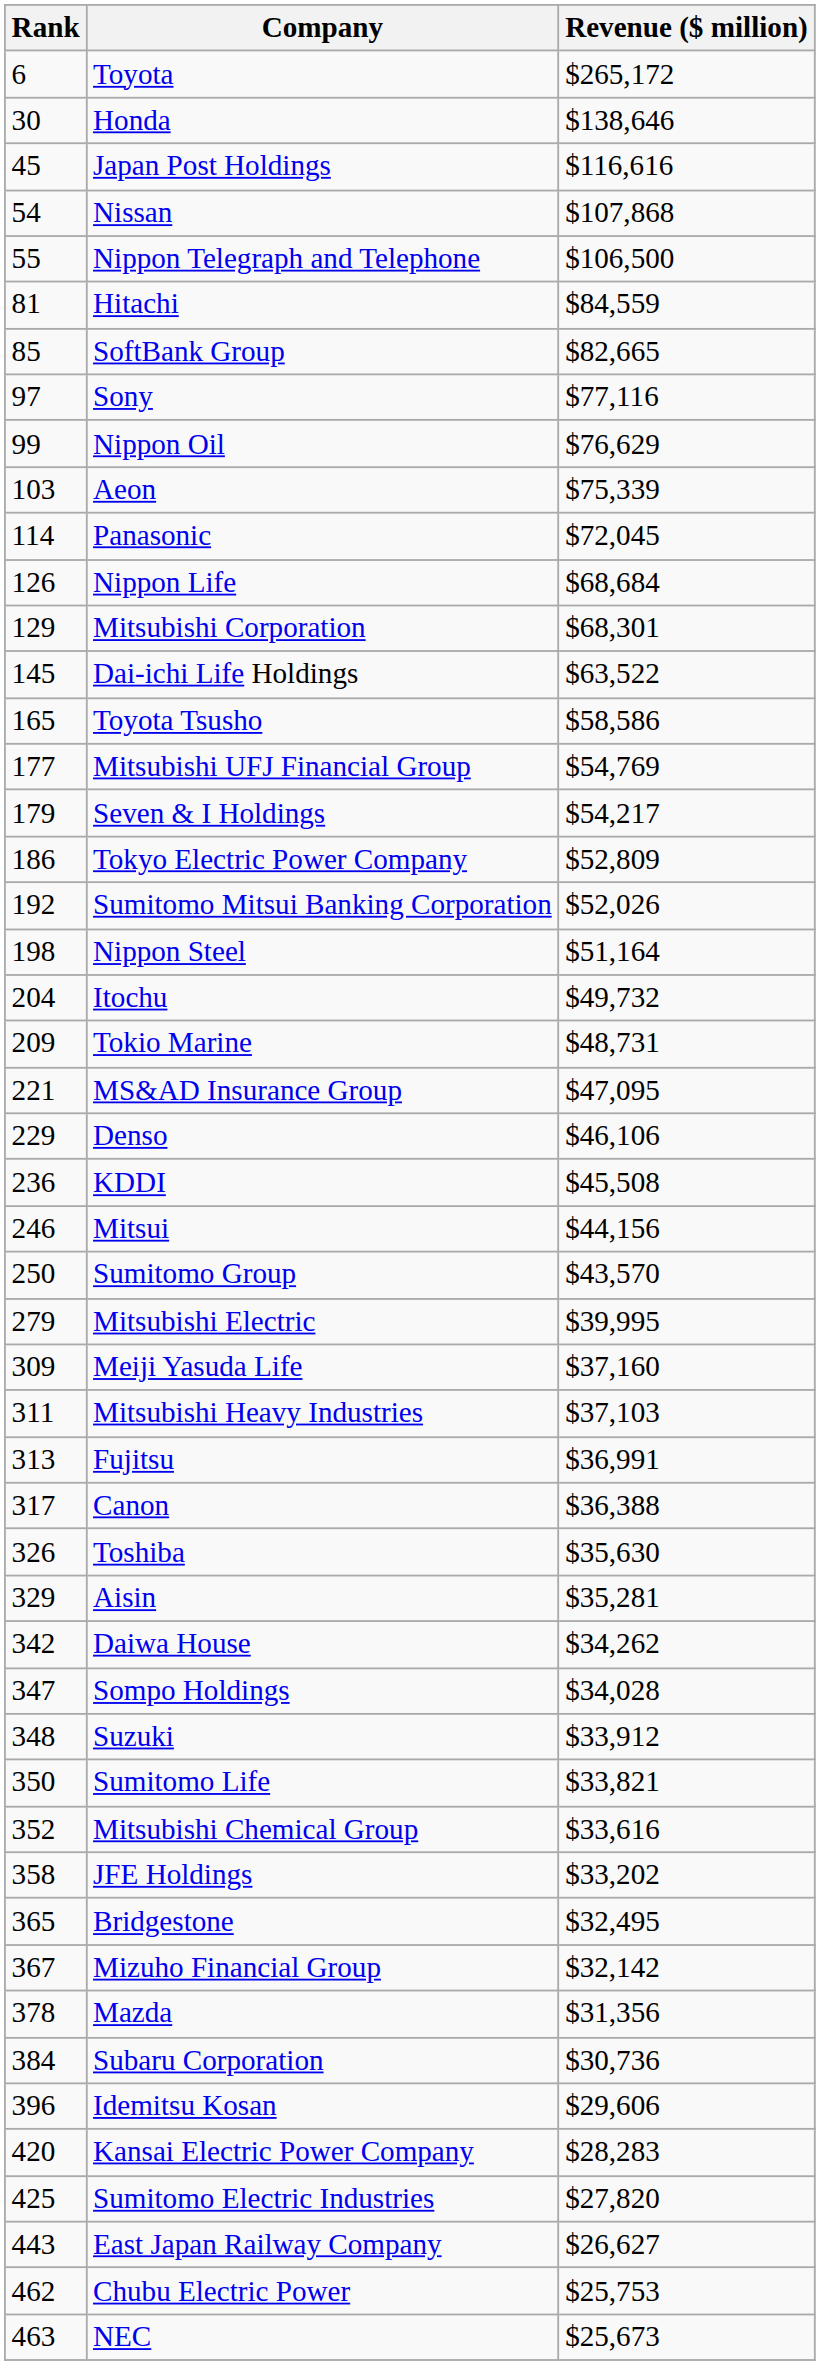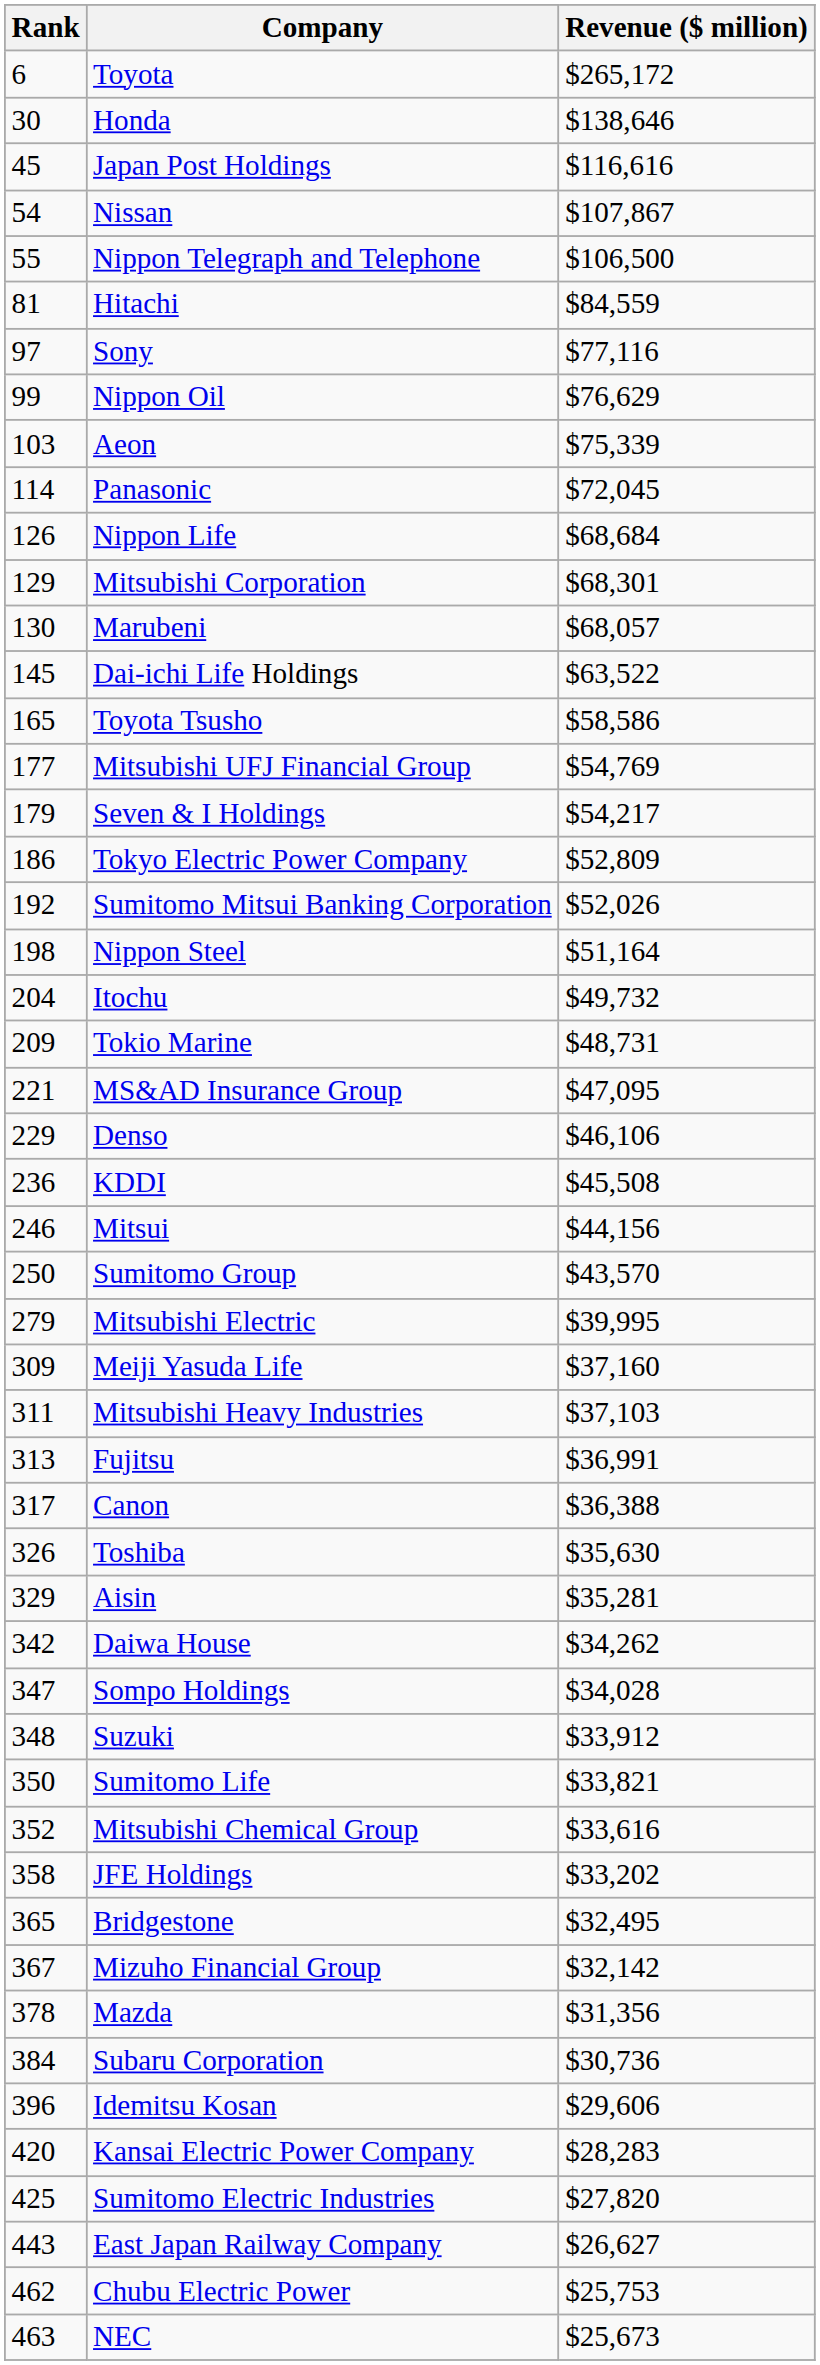(620, 212) $107,868 -> (620, 212) $107,867
- row: (189, 350)
+ row: (150, 627)
